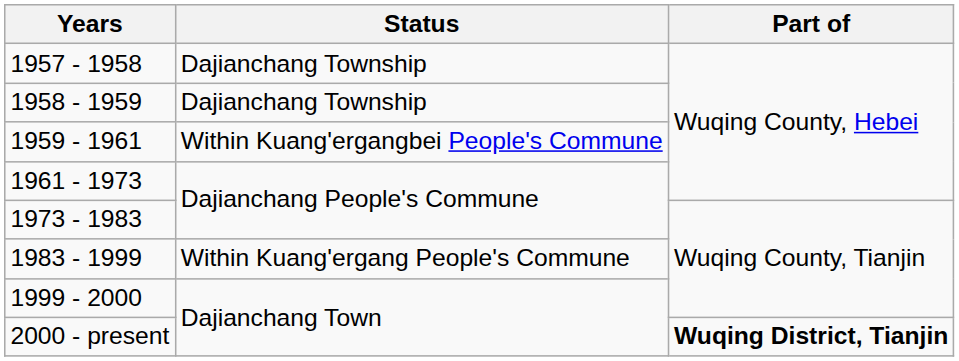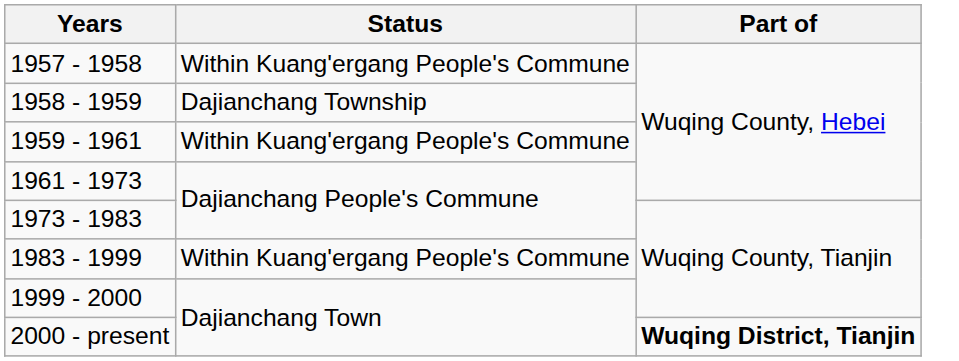(304, 63) Dajianchang Township -> (405, 63) Within Kuang'ergang People's Commune
(422, 141) Within Kuang'ergangbei People's Commune -> (405, 141) Within Kuang'ergang People's Commune
